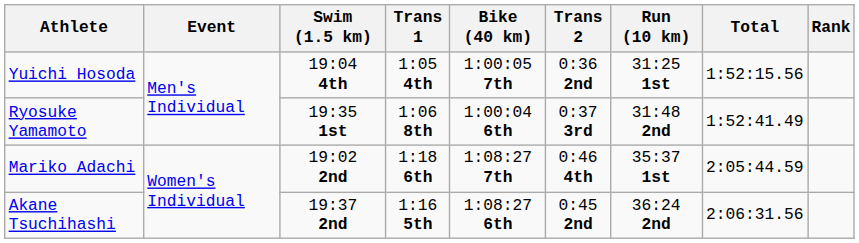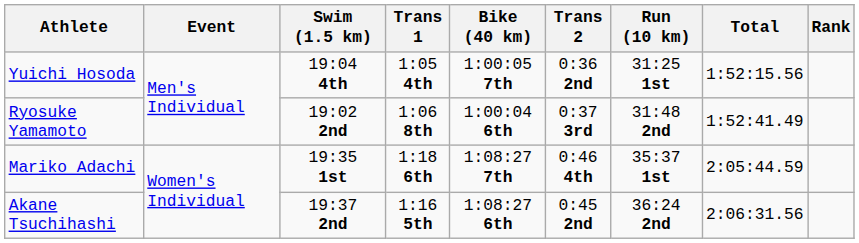(333, 121) 19:35 1st -> (333, 121) 19:02 2nd
(333, 168) 19:02 2nd -> (333, 168) 19:35 1st
